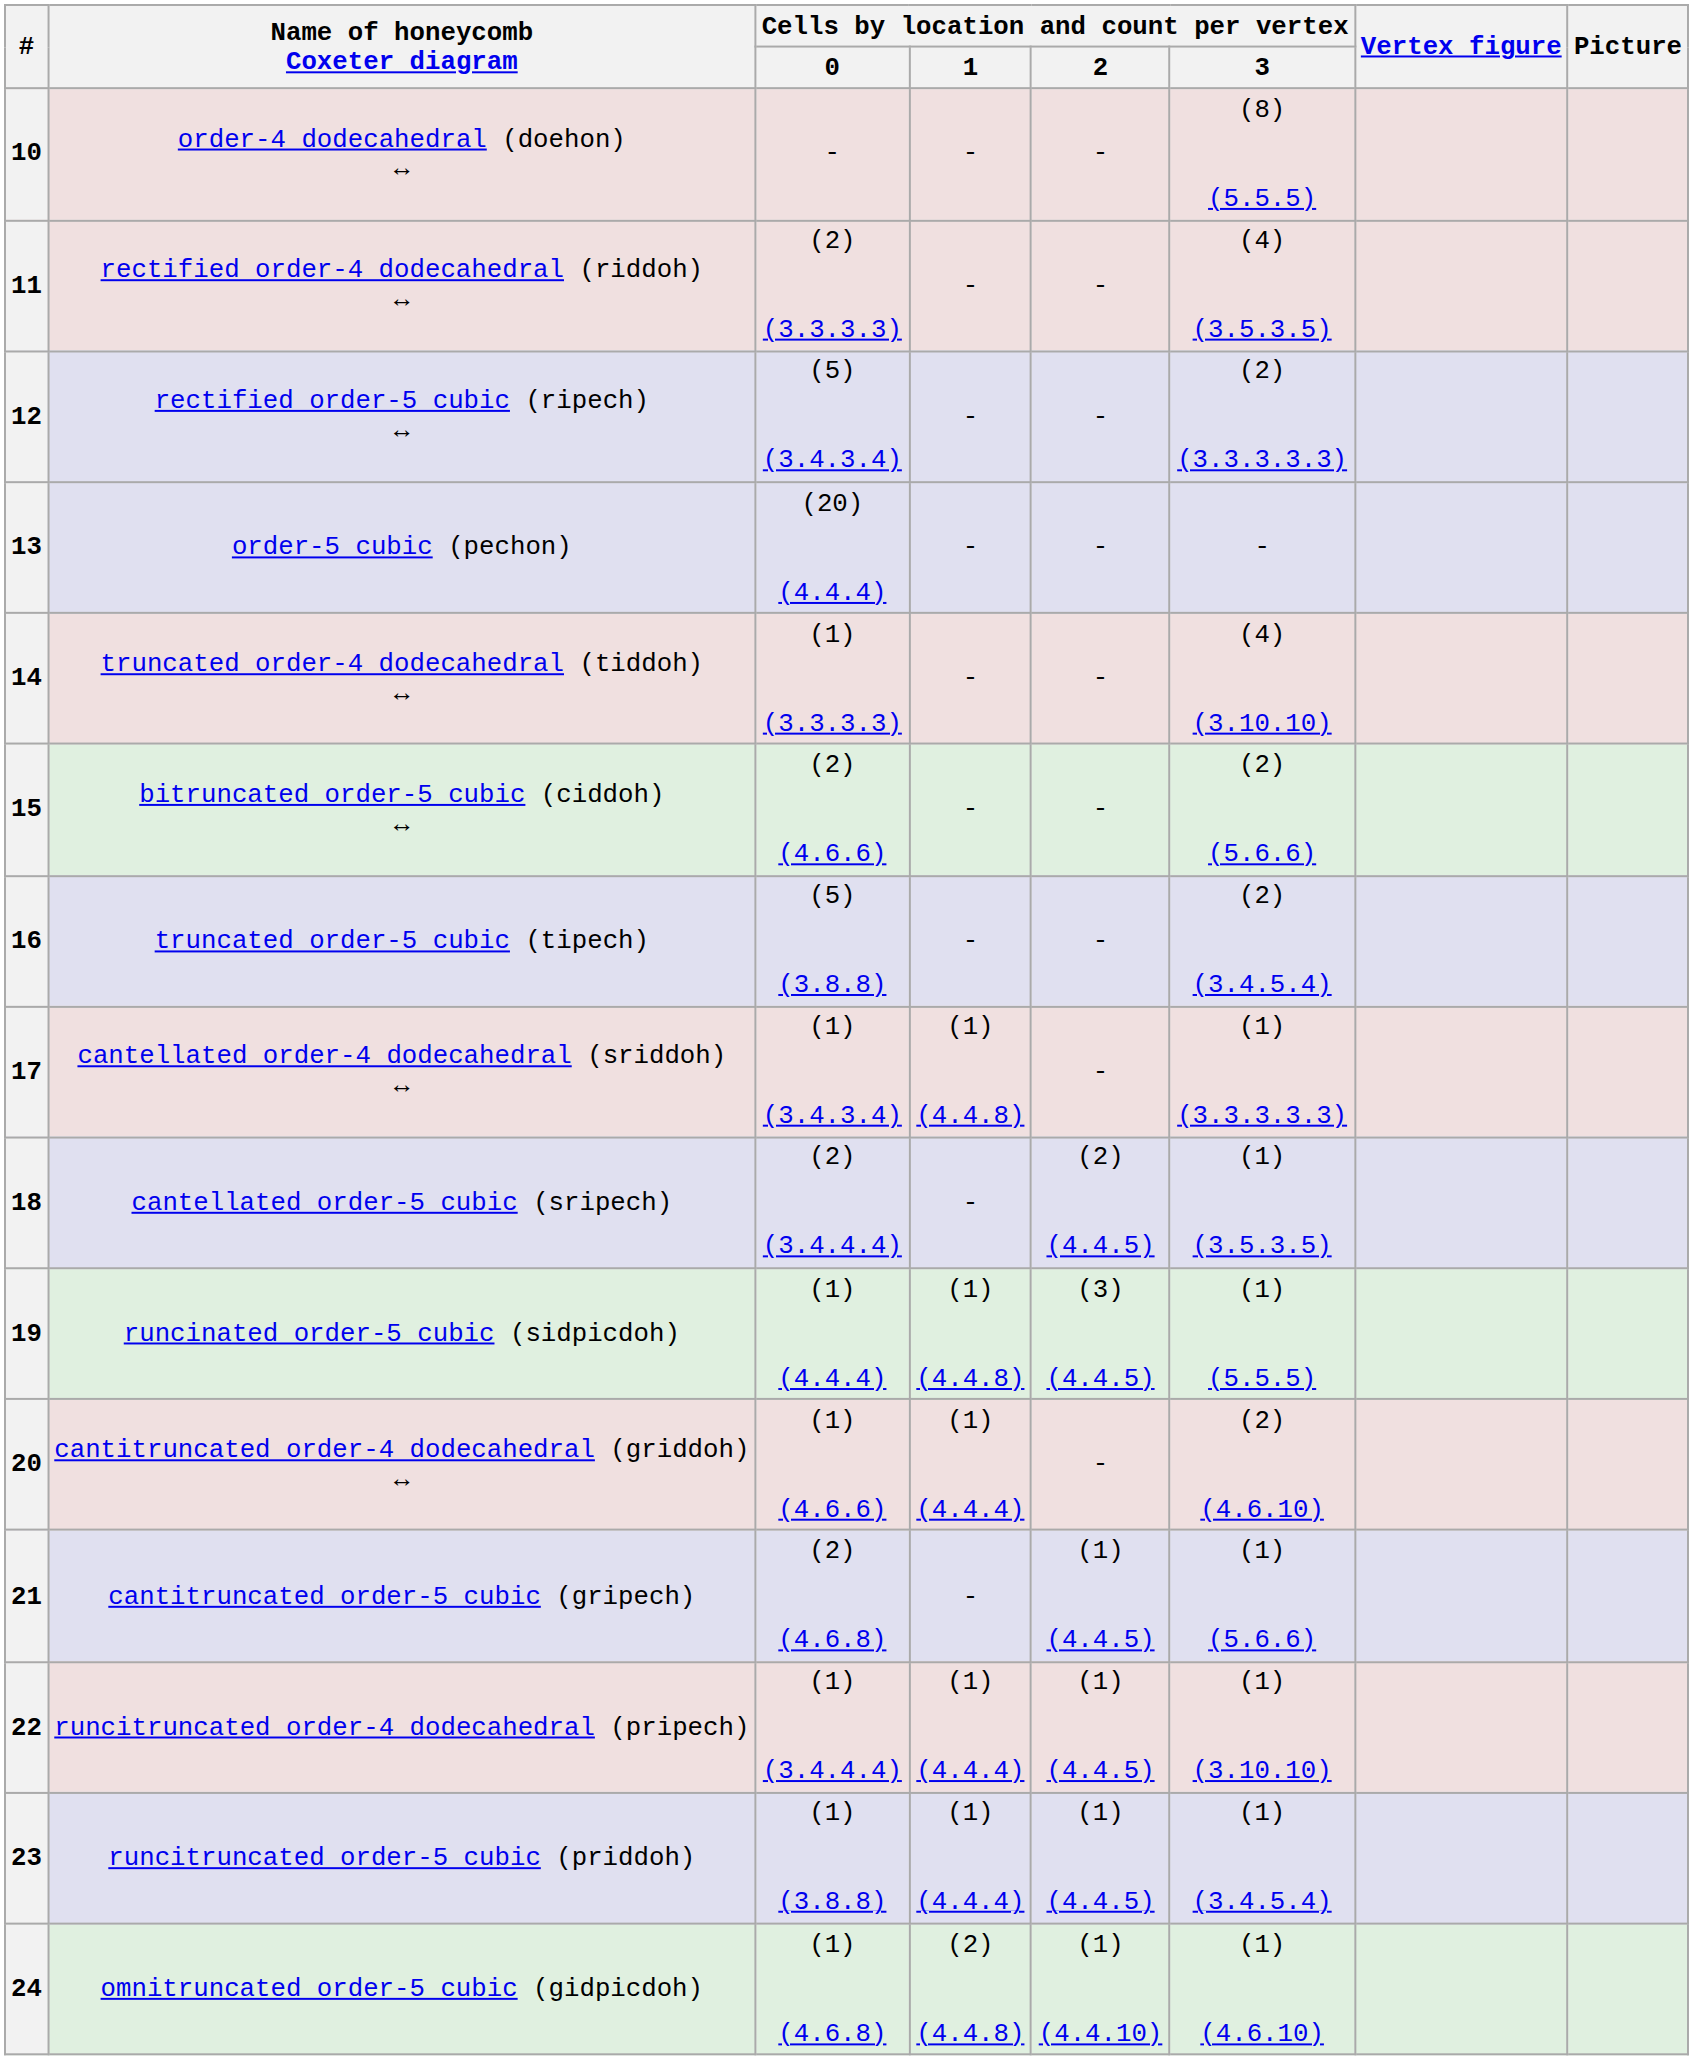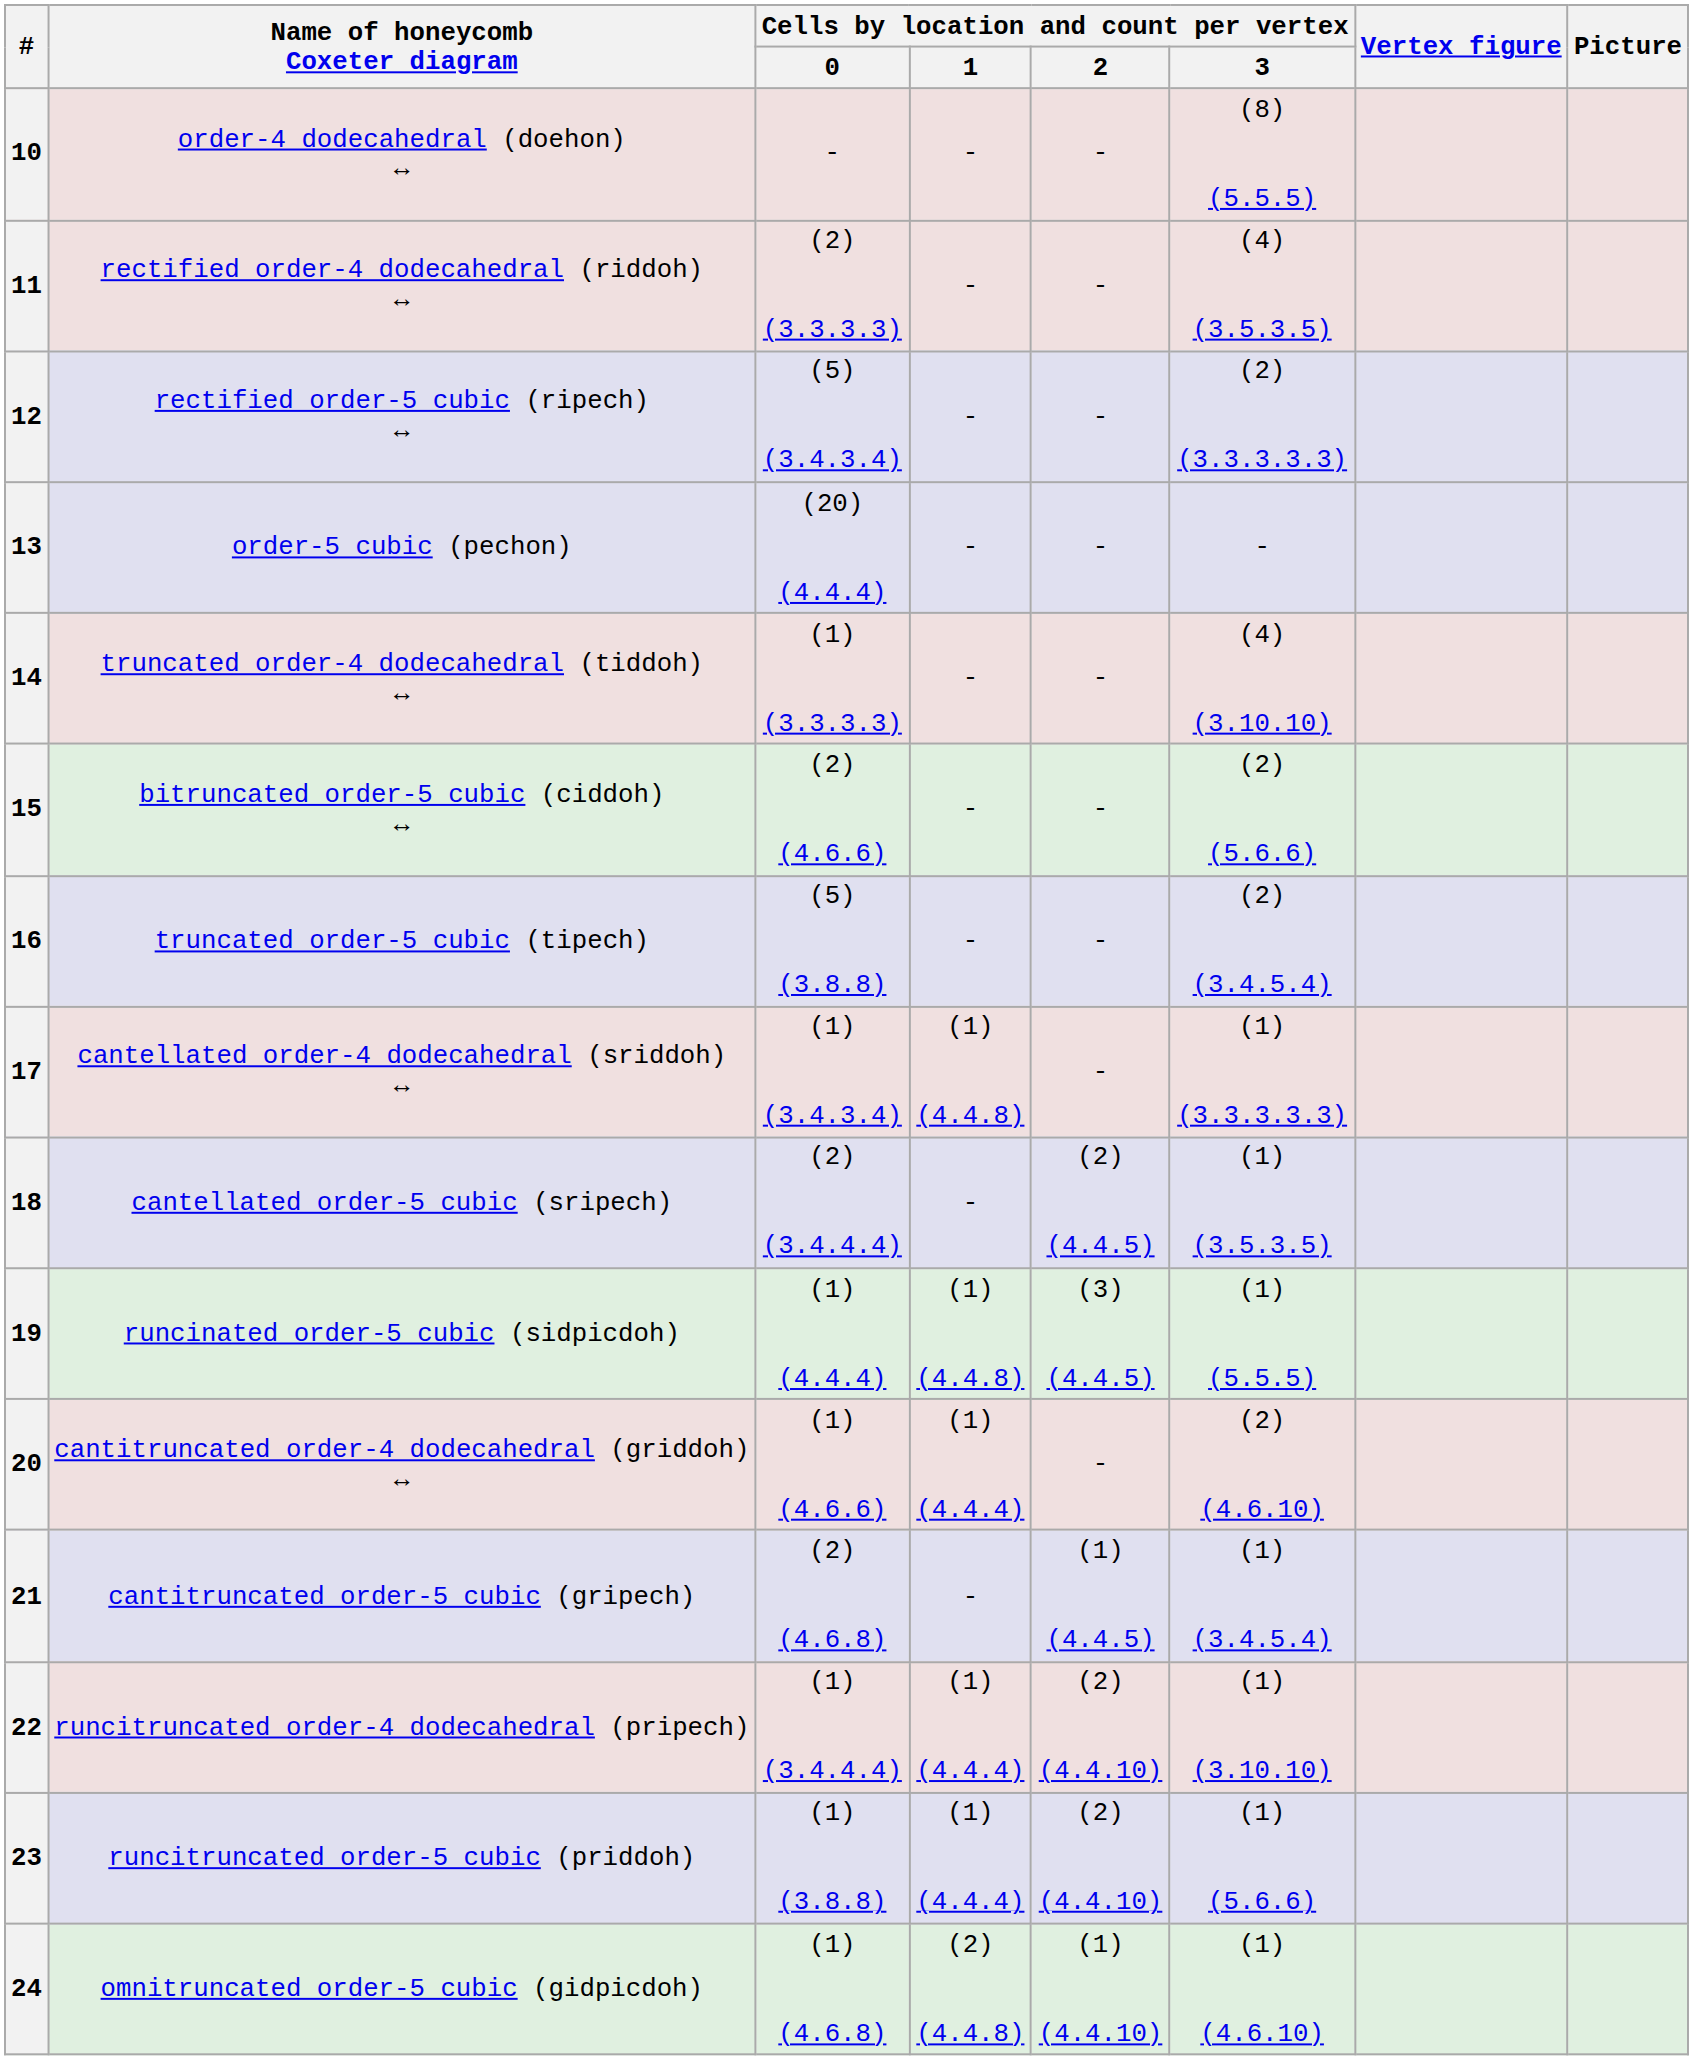(1262, 1596) (1) (5.6.6) -> (1262, 1596) (1) (3.4.5.4)
(1101, 1727) (1) (4.4.5) -> (1101, 1727) (2) (4.4.10)
(1101, 1858) (1) (4.4.5) -> (1101, 1858) (2) (4.4.10)
(1262, 1858) (1) (3.4.5.4) -> (1262, 1858) (1) (5.6.6)
